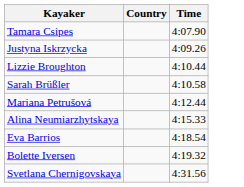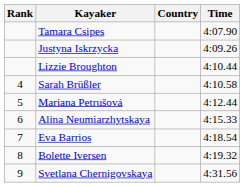+ column: (20, 13)
